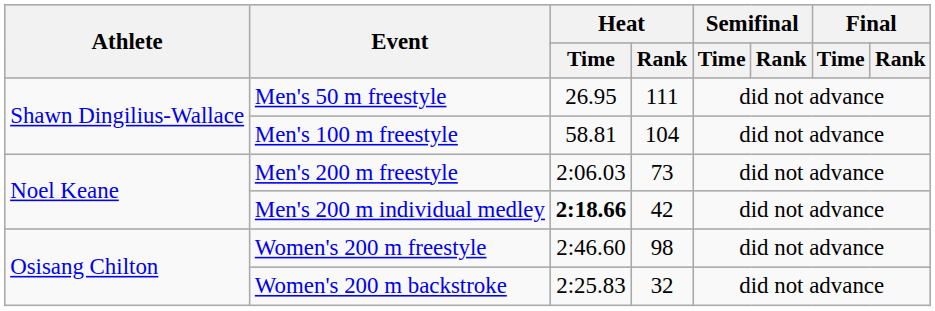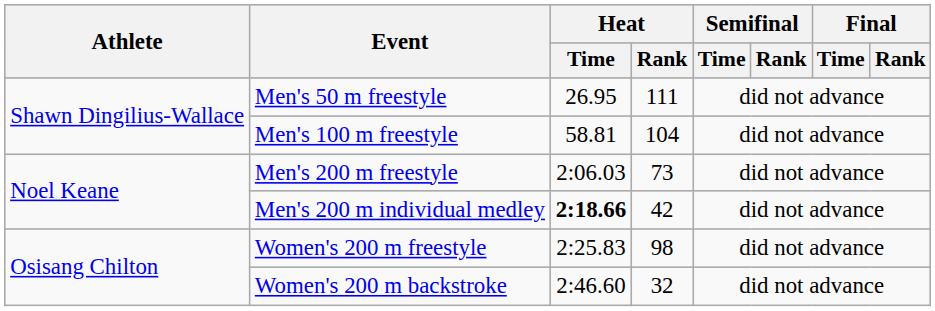(591, 248) 2:46.60 -> (591, 248) 2:25.83
(591, 286) 2:25.83 -> (591, 286) 2:46.60
